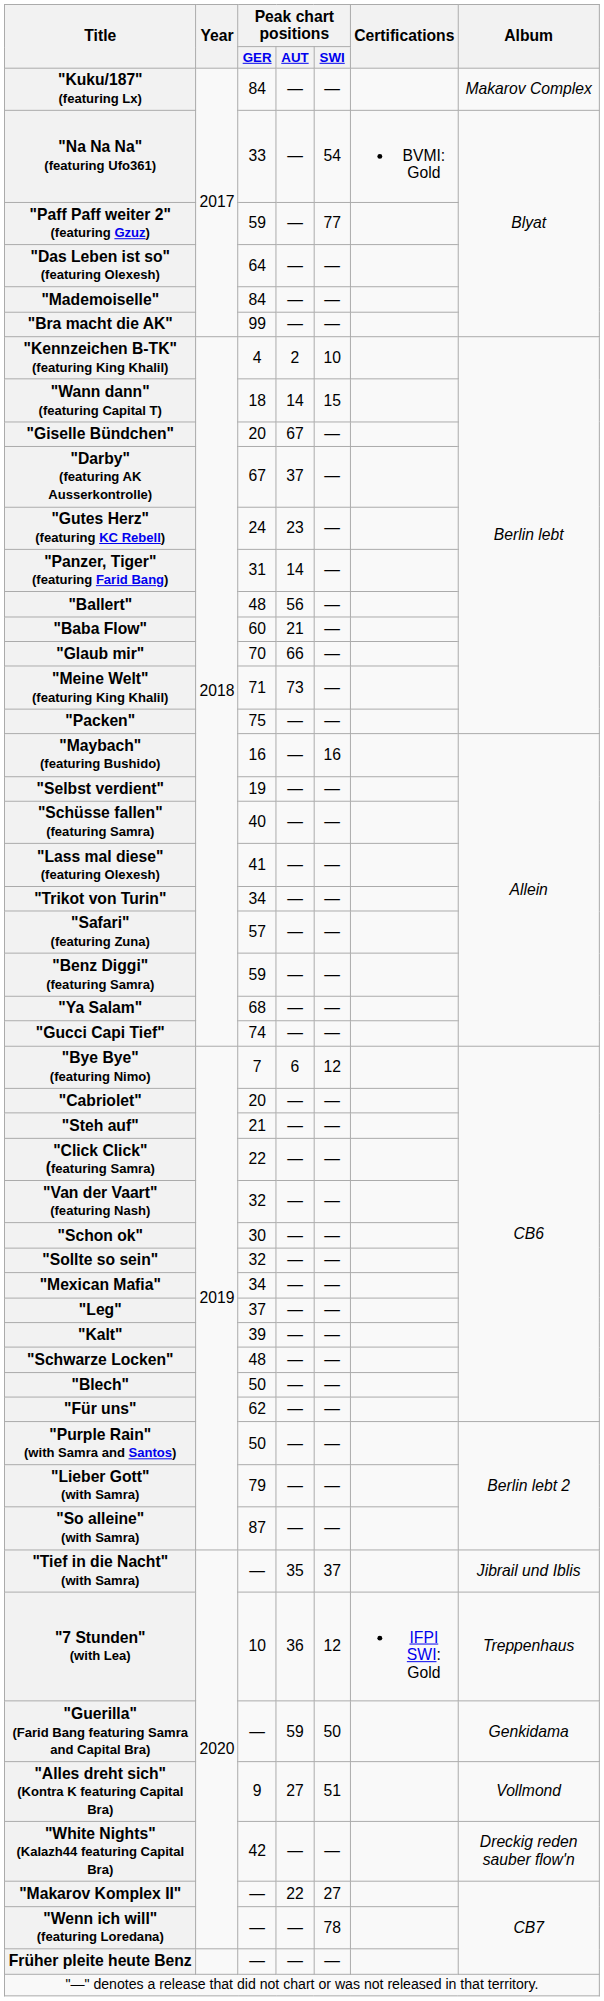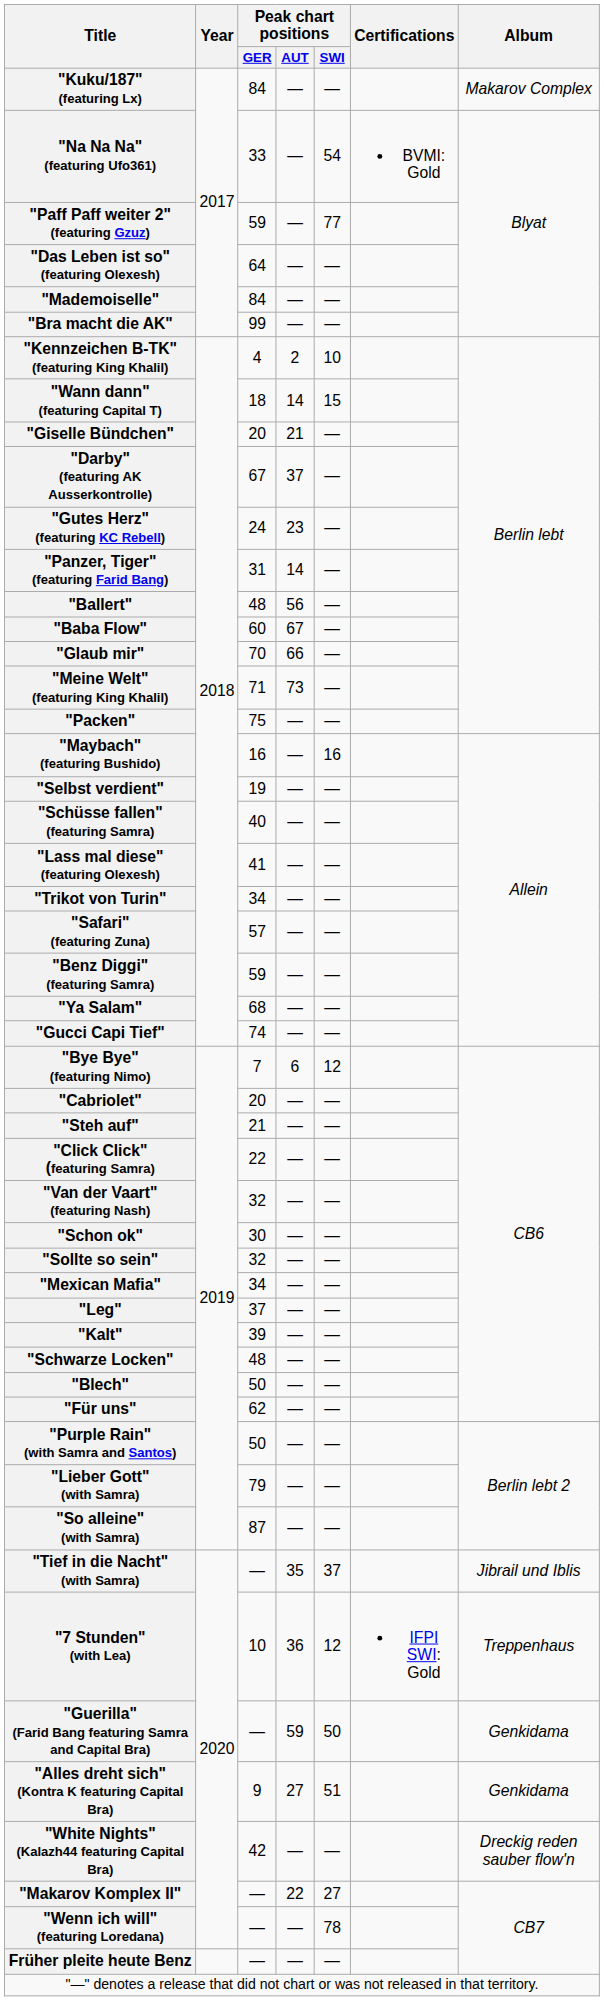(295, 434) 67 -> (295, 434) 21
(295, 629) 21 -> (295, 629) 67
(529, 1791) Vollmond -> (529, 1791) Genkidama
